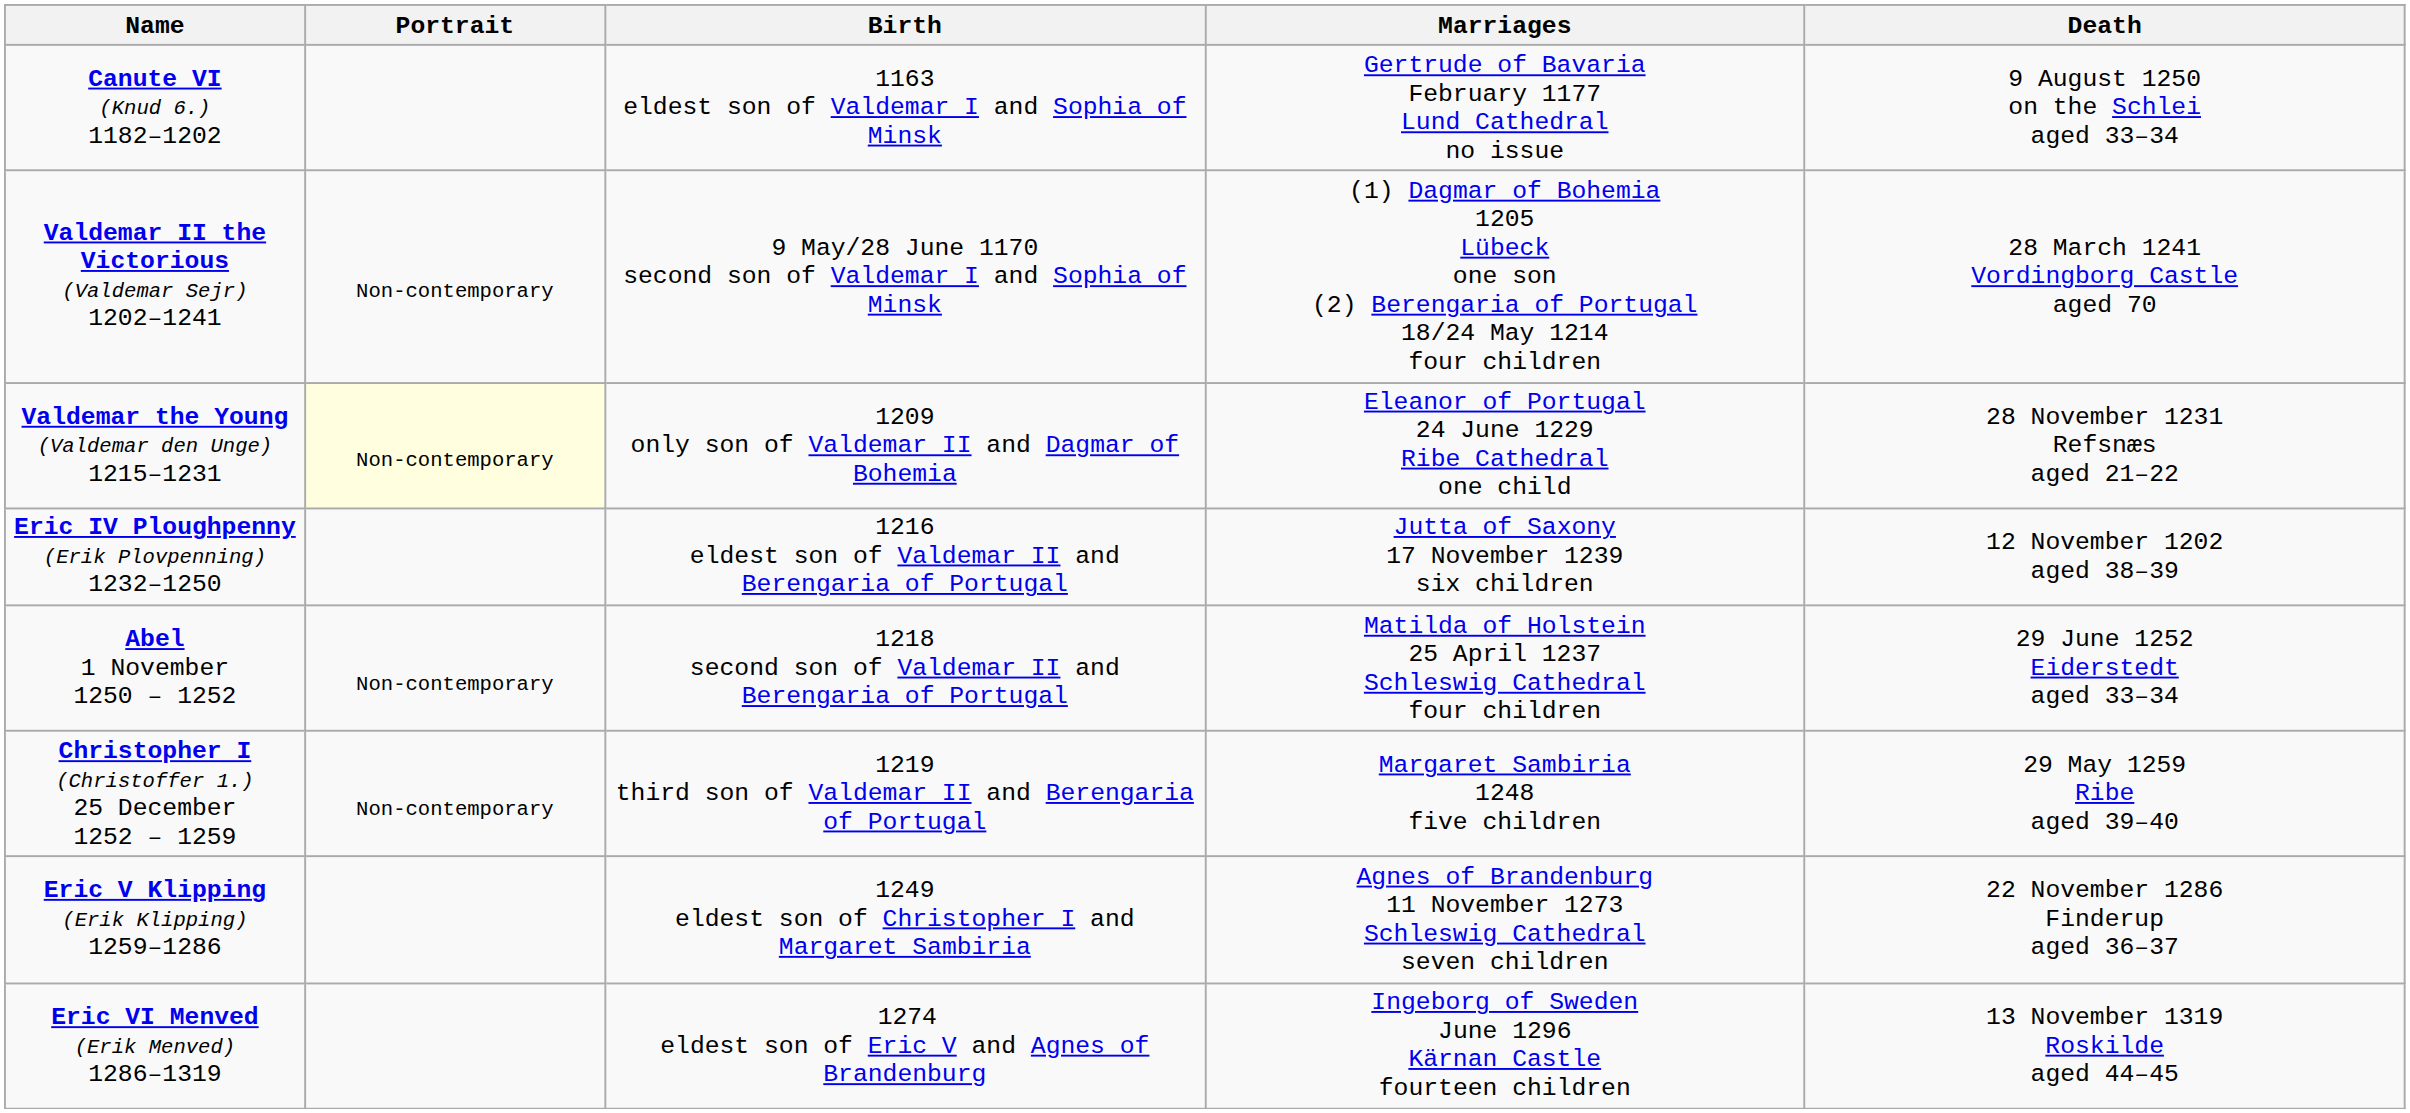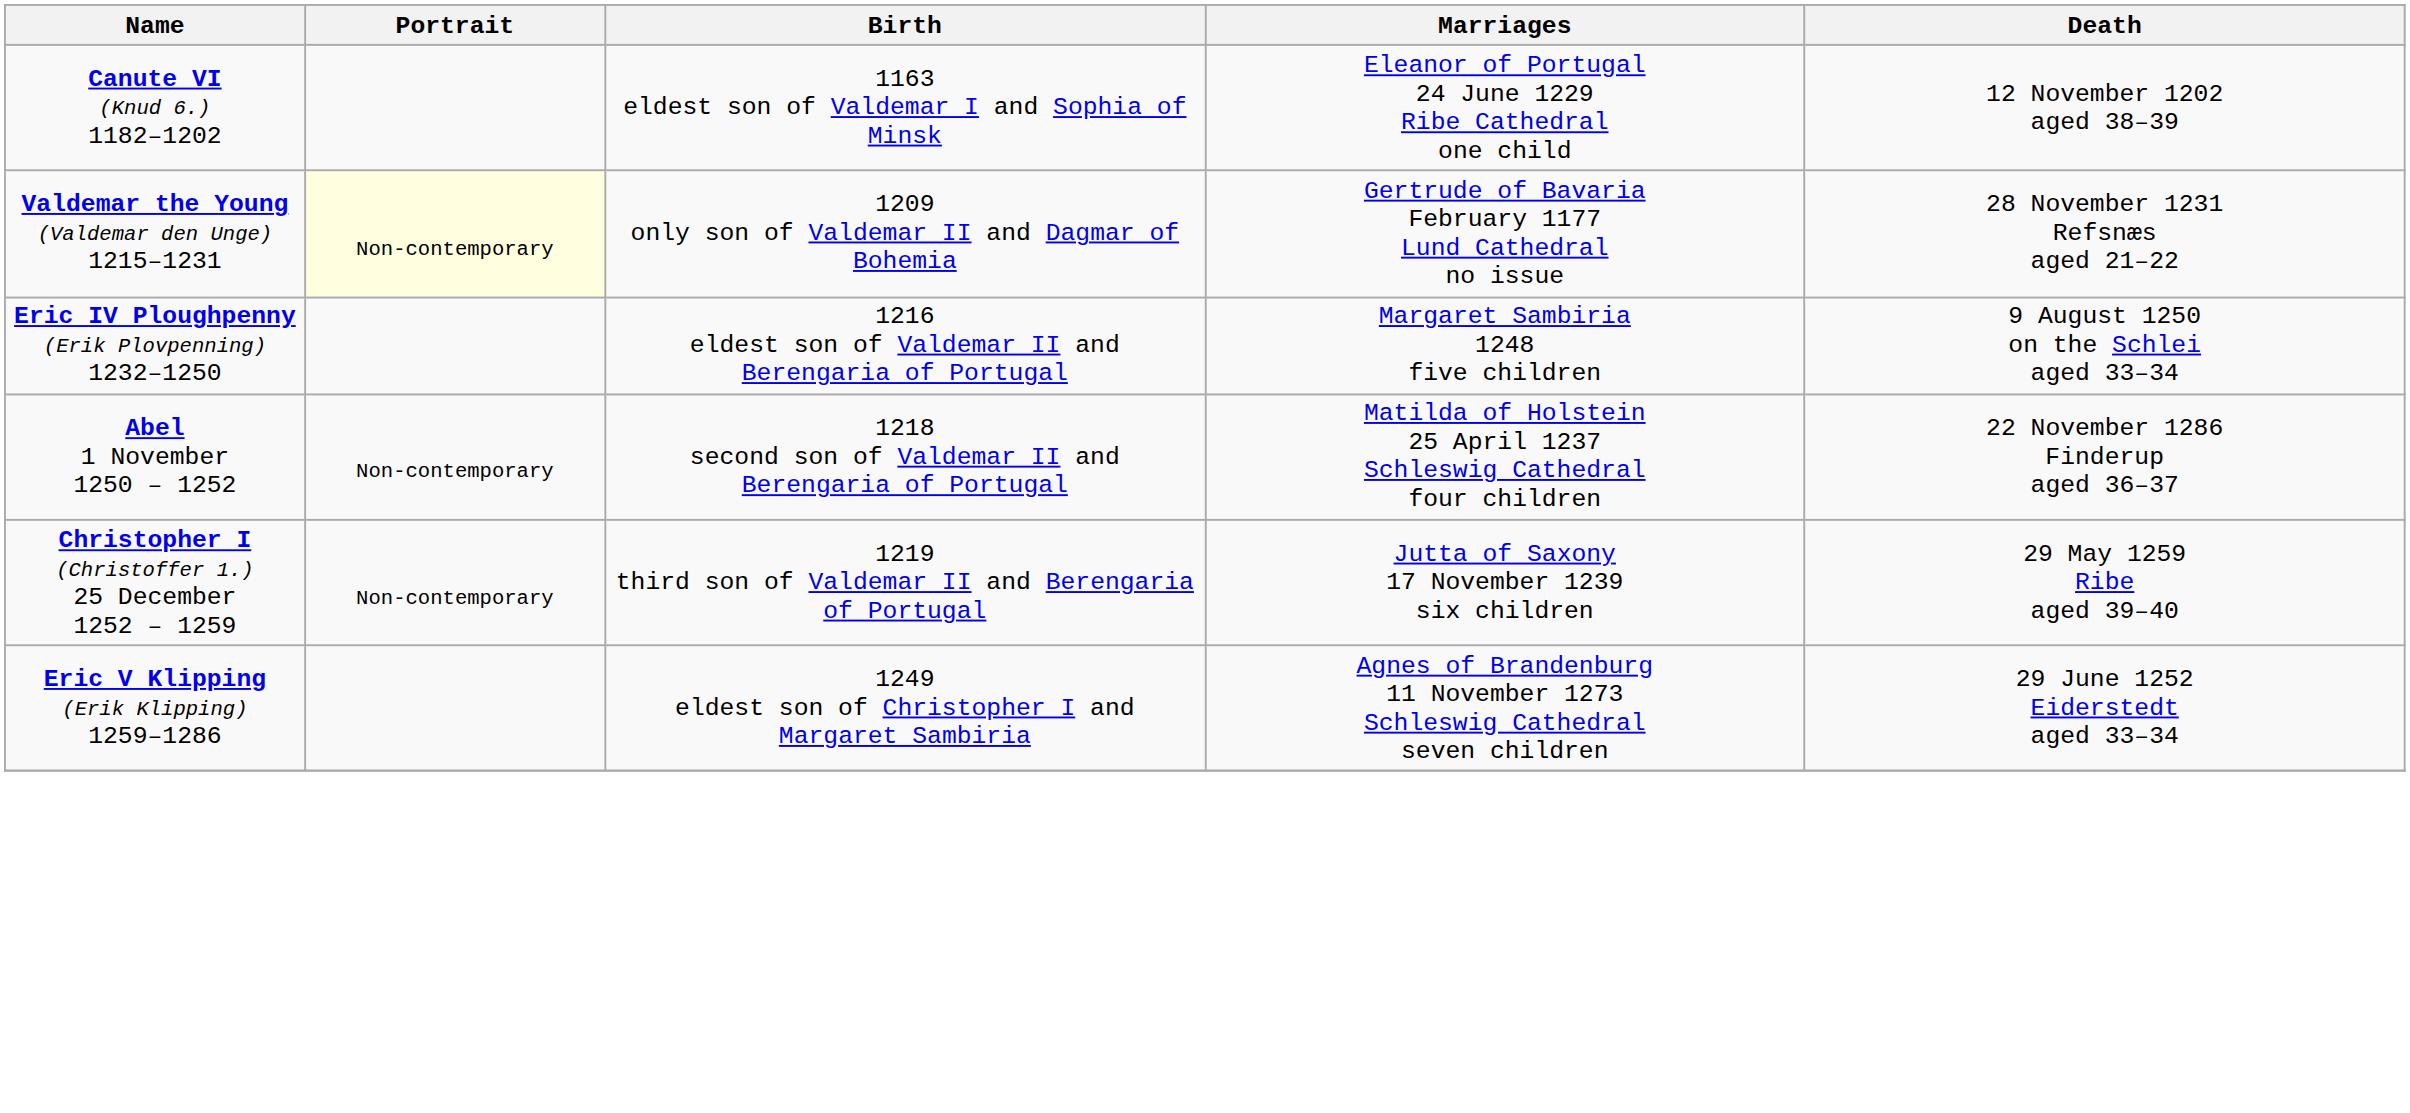(1505, 108) Gertrude of Bavaria February 1177 Lund Cathedral no issue -> (1505, 108) Eleanor of Portugal 24 June 1229 Ribe Cathedral one child
(2105, 108) 9 August 1250 on the Schlei aged 33–34 -> (2105, 108) 12 November 1202 aged 38–39
- row: (155, 277)
(1505, 445) Eleanor of Portugal 24 June 1229 Ribe Cathedral one child -> (1505, 234) Gertrude of Bavaria February 1177 Lund Cathedral no issue
(1505, 557) Jutta of Saxony 17 November 1239 six children -> (1505, 345) Margaret Sambiria 1248 five children
(2105, 557) 12 November 1202 aged 38–39 -> (2105, 345) 9 August 1250 on the Schlei aged 33–34
(2105, 668) 29 June 1252 Eiderstedt aged 33–34 -> (2105, 457) 22 November 1286 Finderup aged 36–37
(1505, 794) Margaret Sambiria 1248 five children -> (1505, 583) Jutta of Saxony 17 November 1239 six children
(2105, 920) 22 November 1286 Finderup aged 36–37 -> (2105, 708) 29 June 1252 Eiderstedt aged 33–34
- row: (155, 1045)
